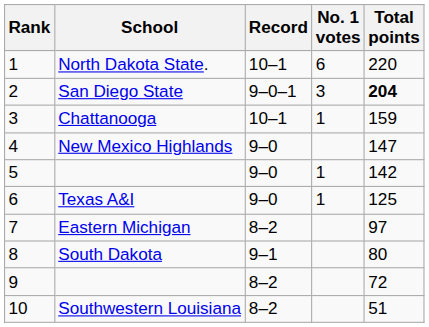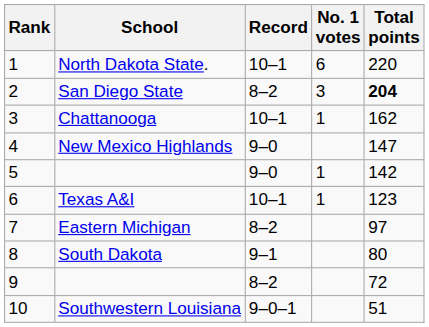(273, 91) 9–0–1 -> (263, 91) 8–2
(383, 118) 159 -> (383, 118) 162
(263, 200) 9–0 -> (268, 200) 10–1
(383, 200) 125 -> (383, 200) 123
(263, 308) 8–2 -> (273, 308) 9–0–1
